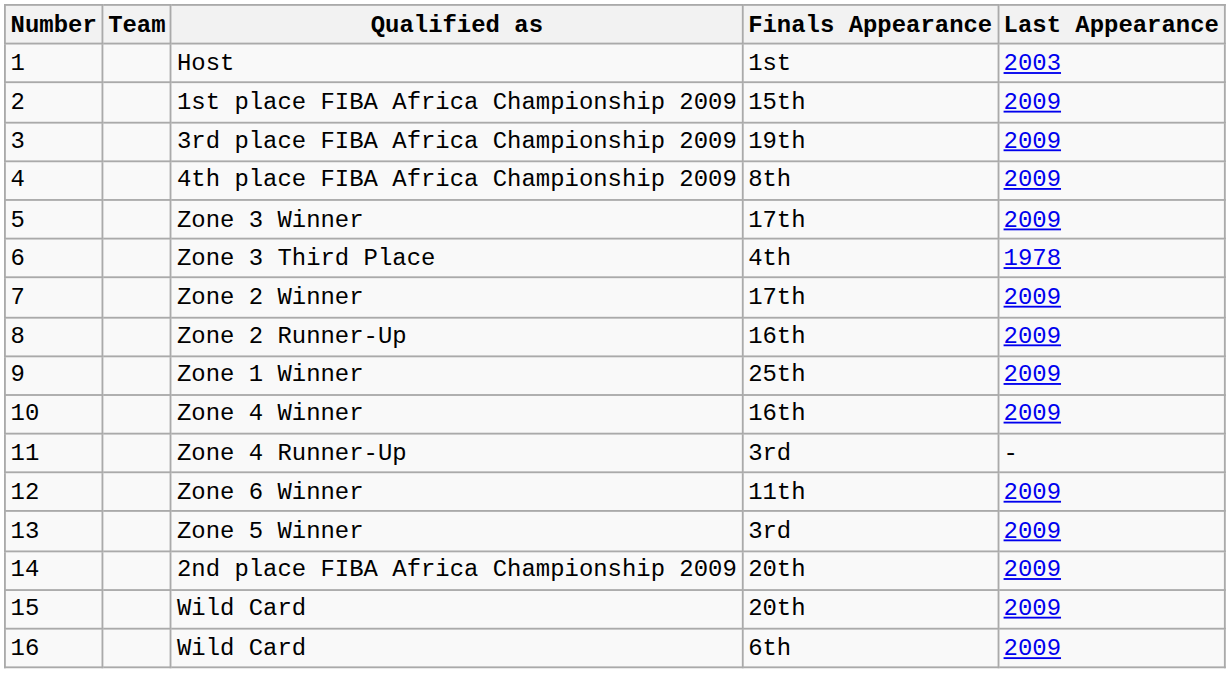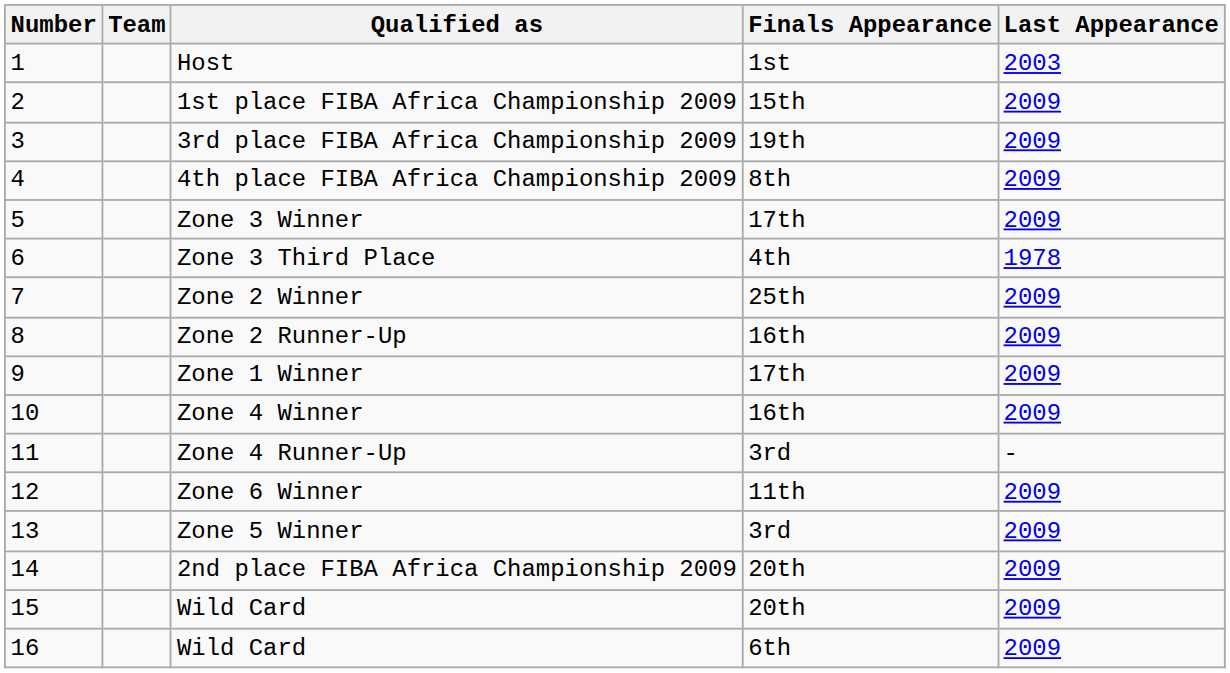(777, 297) 17th -> (777, 297) 25th
(777, 375) 25th -> (777, 375) 17th
